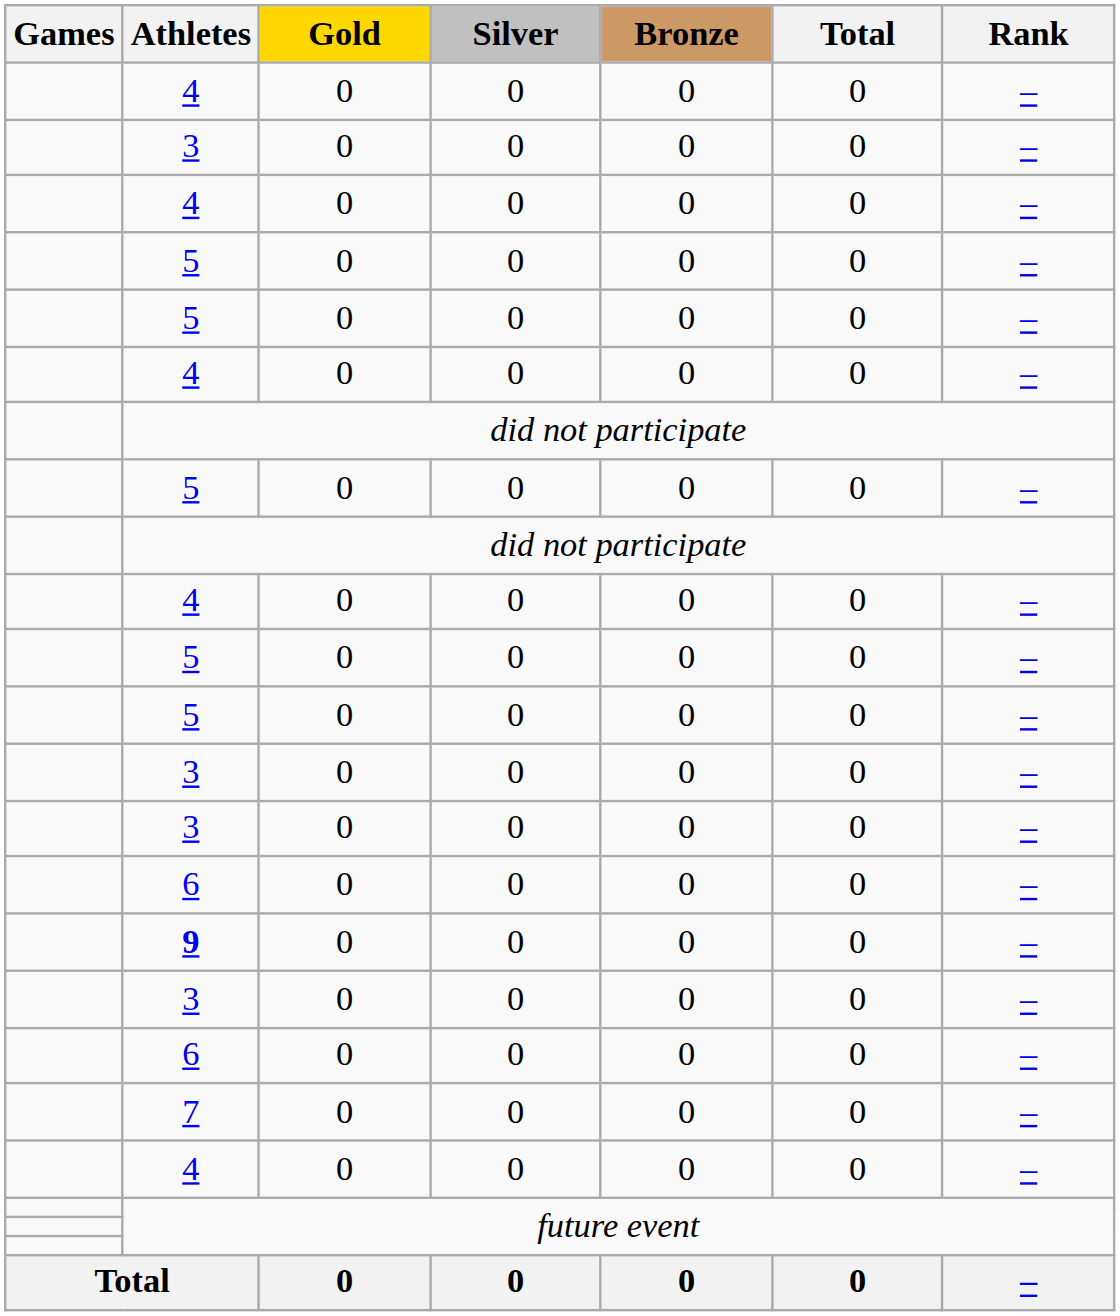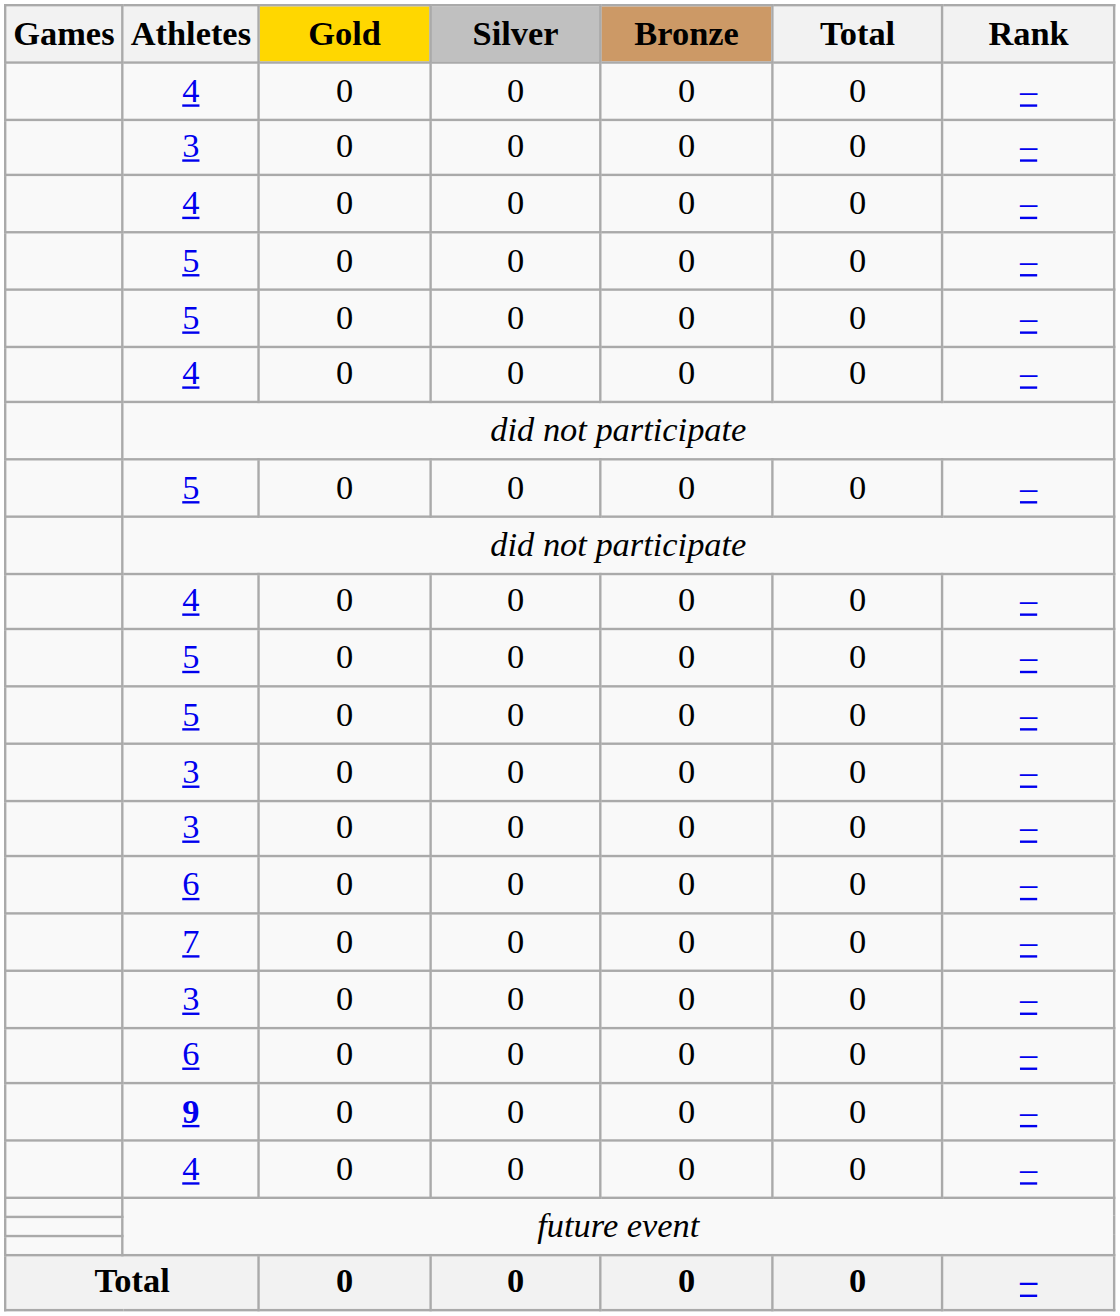rows swapped: (191, 941) <-> (191, 1111)
